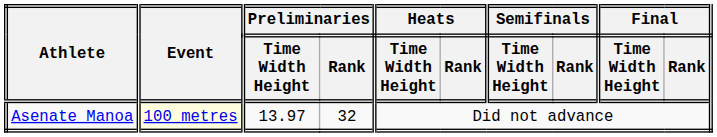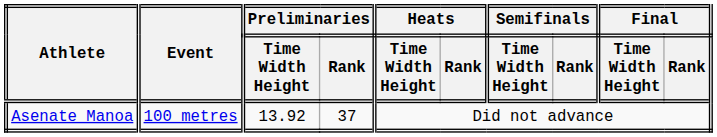(191, 116) lightyellow background -> (191, 116) no background
(282, 116) 13.97 -> (282, 116) 13.92
(347, 116) 32 -> (347, 116) 37
